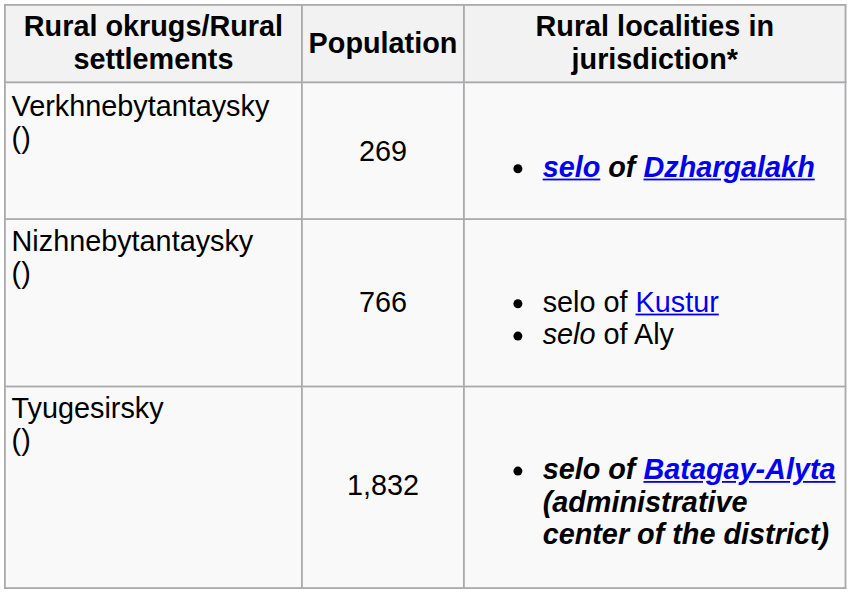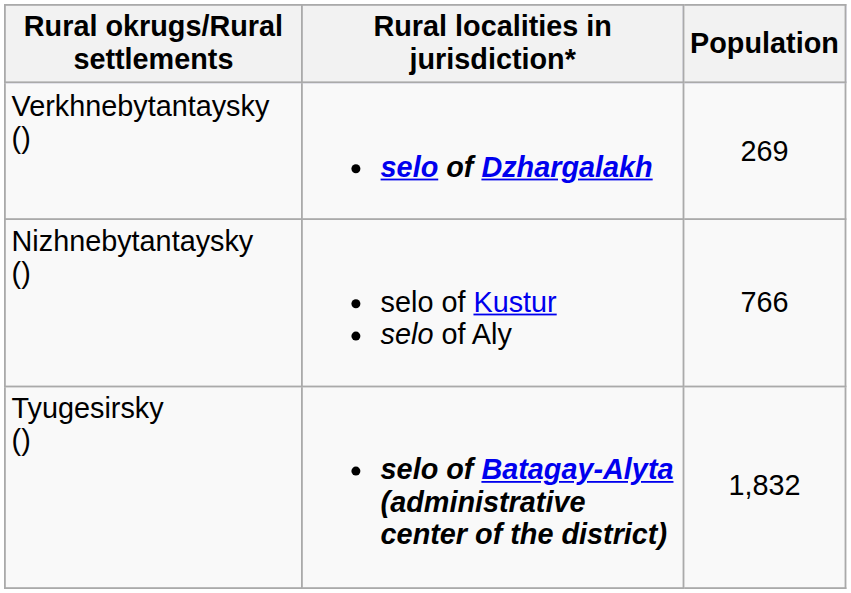columns swapped: (383, 43) <-> (655, 43)
